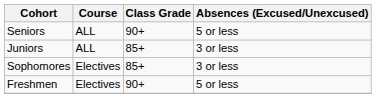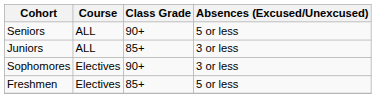(135, 66) 85+ -> (135, 66) 90+
(135, 84) 90+ -> (135, 84) 85+
